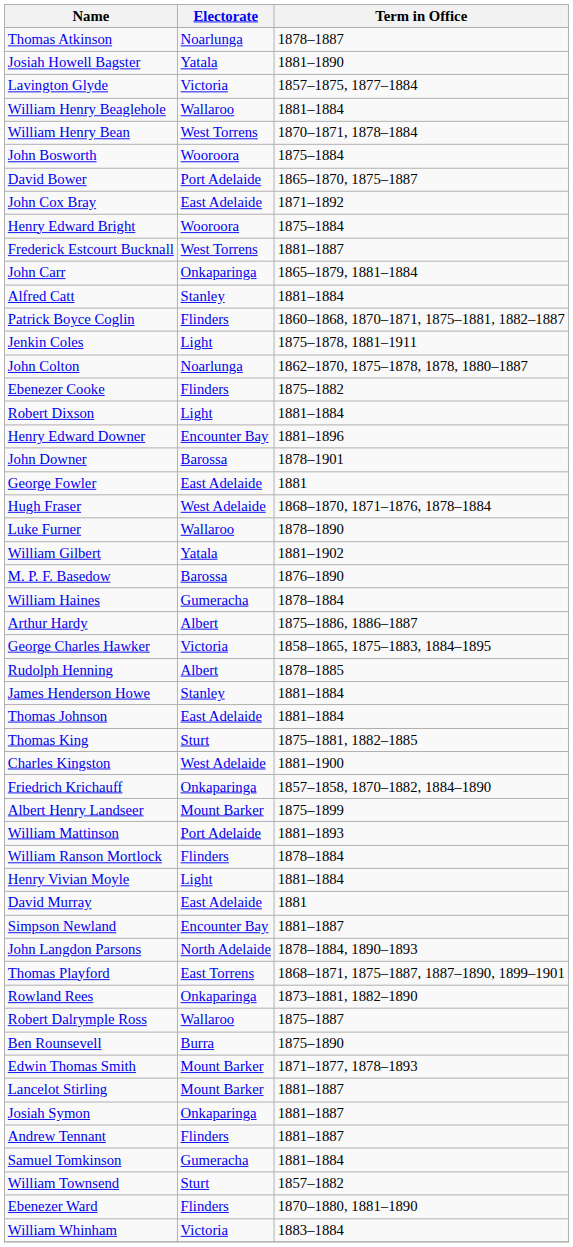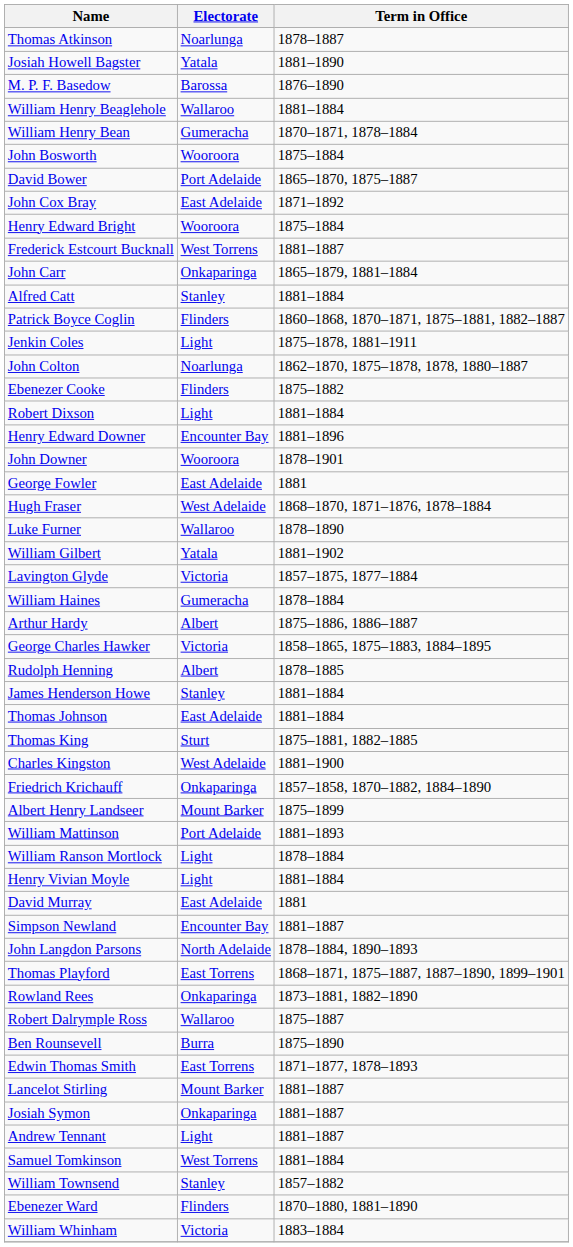rows swapped: (59, 576) <-> (58, 86)
(219, 132) West Torrens -> (215, 132) Gumeracha
(204, 459) Barossa -> (210, 459) Wooroora
(205, 856) Flinders -> (197, 856) Light
(222, 1066) Mount Barker -> (217, 1066) East Torrens
(205, 1136) Flinders -> (197, 1136) Light
(215, 1160) Gumeracha -> (219, 1160) West Torrens
(195, 1183) Sturt -> (203, 1183) Stanley
